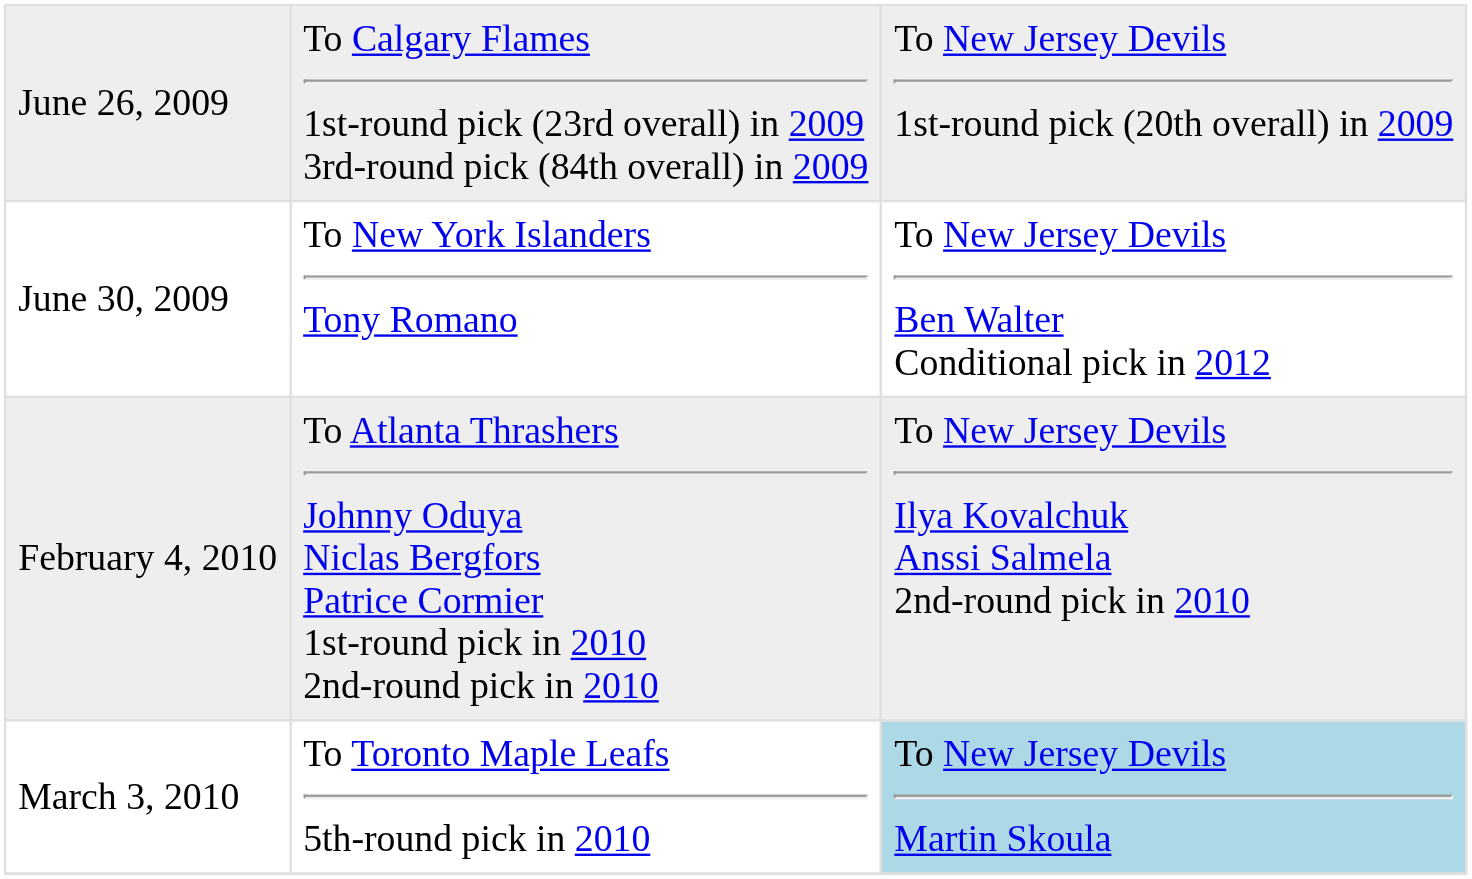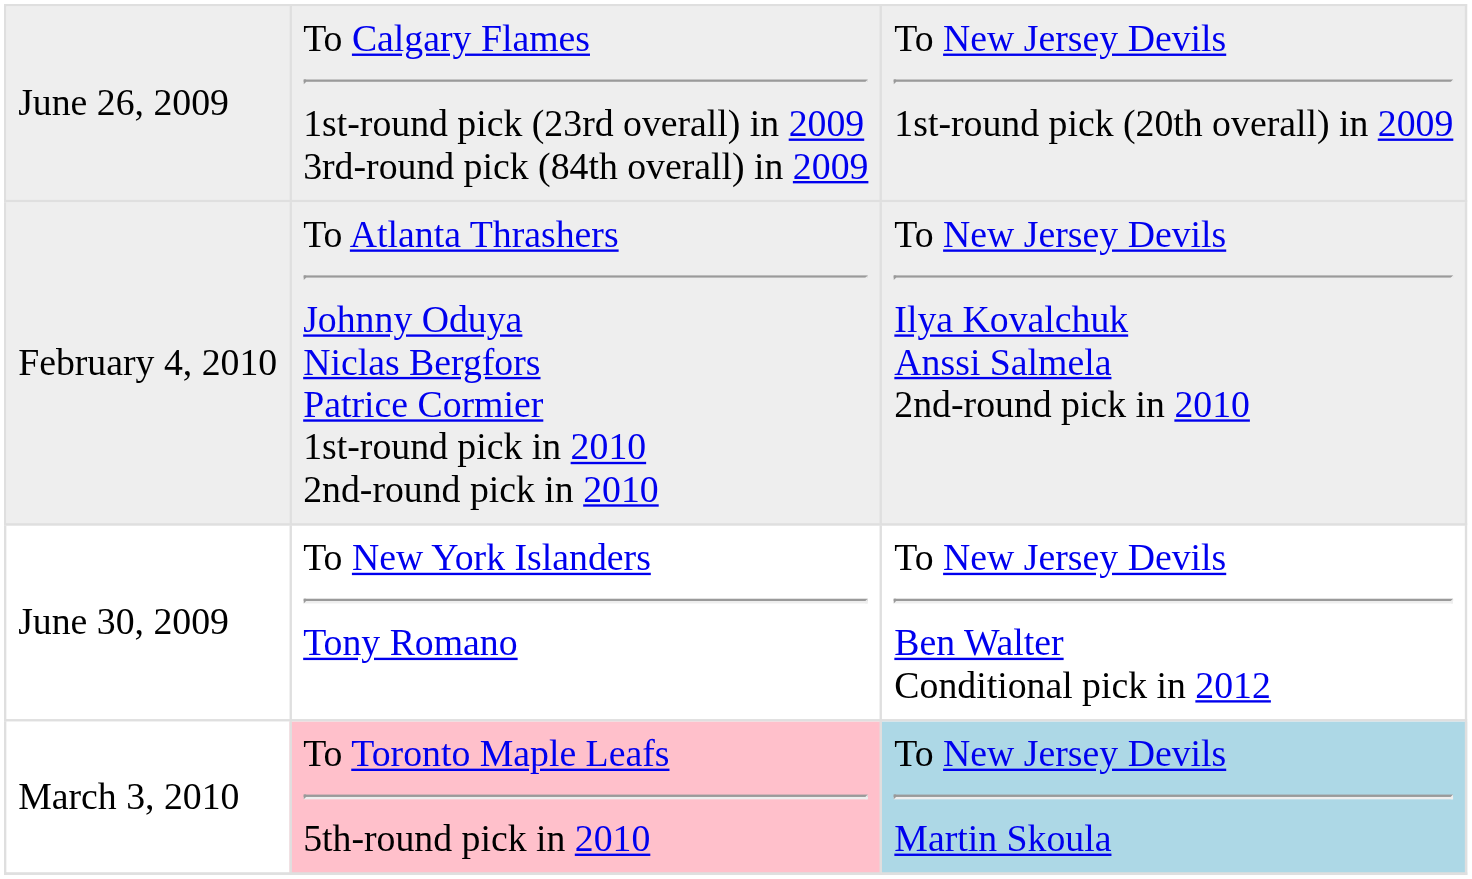rows swapped: (124, 298) <-> (148, 557)
(586, 796) no background -> (586, 796) pink background
